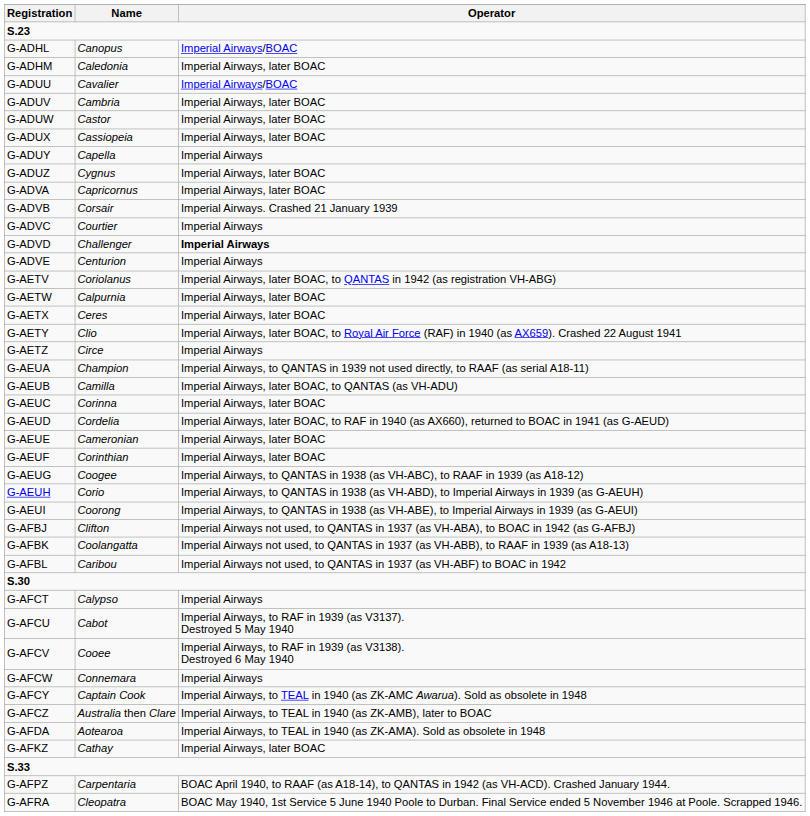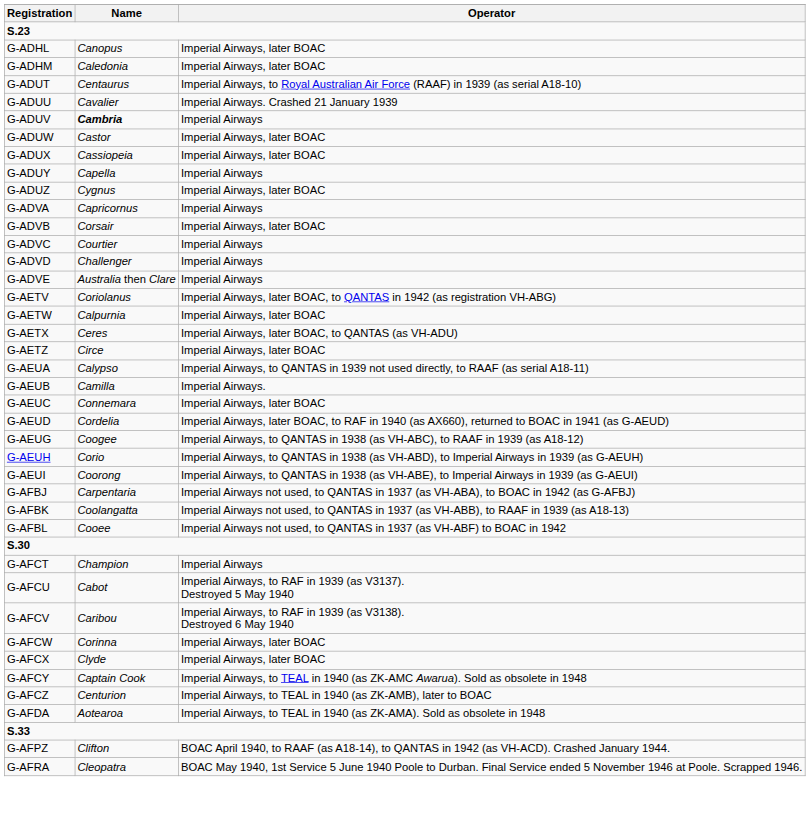(239, 48) Imperial Airways/BOAC -> (253, 48) Imperial Airways, later BOAC
+ row: (28, 84)
(239, 84) Imperial Airways/BOAC -> (289, 102) Imperial Airways. Crashed 21 January 1939
(99, 102) normal -> (100, 119) bold
(253, 102) Imperial Airways, later BOAC -> (222, 119) Imperial Airways
(253, 191) Imperial Airways, later BOAC -> (222, 208) Imperial Airways
(289, 208) Imperial Airways. Crashed 21 January 1939 -> (253, 226) Imperial Airways, later BOAC
(225, 244) bold -> (222, 262) normal
(102, 262) Centurion -> (127, 279) Australia then Clare
(253, 315) Imperial Airways, later BOAC -> (319, 333) Imperial Airways, later BOAC, to QANTAS (as VH-ADU)
- row: (28, 333)
(222, 350) Imperial Airways -> (253, 350) Imperial Airways, later BOAC
(103, 368) Champion -> (98, 368) Calypso
(319, 386) Imperial Airways, later BOAC, to QANTAS (as VH-ADU) -> (223, 386) Imperial Airways.
(97, 404) Corinna -> (107, 404) Connemara
- row: (28, 439)
- row: (28, 457)
(93, 528) Clifton -> (107, 492) Carpentaria
(97, 564) Caribou -> (94, 528) Cooee
(98, 599) Calypso -> (103, 564) Champion
(94, 653) Cooee -> (97, 618) Caribou
(107, 678) Connemara -> (97, 642) Corinna
(222, 678) Imperial Airways -> (253, 642) Imperial Airways, later BOAC
+ row: (28, 660)
(127, 713) Australia then Clare -> (102, 695) Centurion
- row: (27, 749)
(107, 784) Carpentaria -> (93, 749) Clifton
